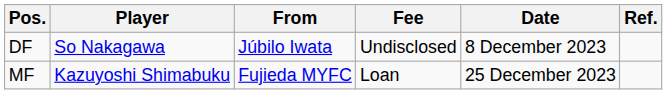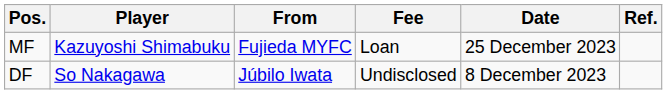rows swapped: (20, 46) <-> (21, 74)
